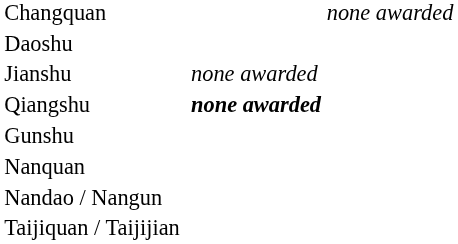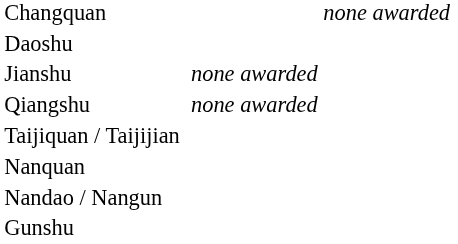(256, 104) bold -> (254, 104) normal
rows swapped: (39, 135) <-> (92, 228)
